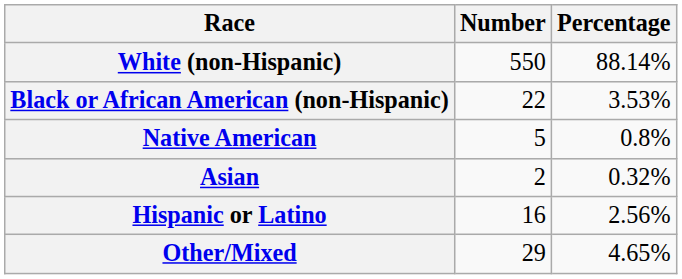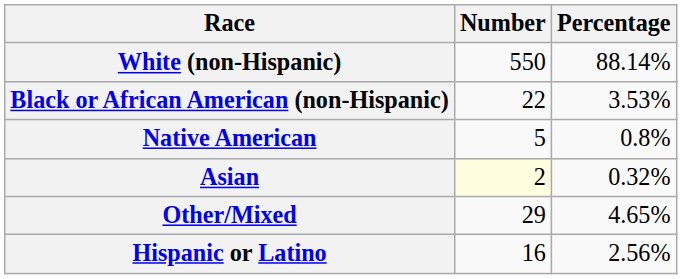(540, 176) no background -> (540, 176) lightyellow background
rows swapped: (230, 253) <-> (230, 215)
